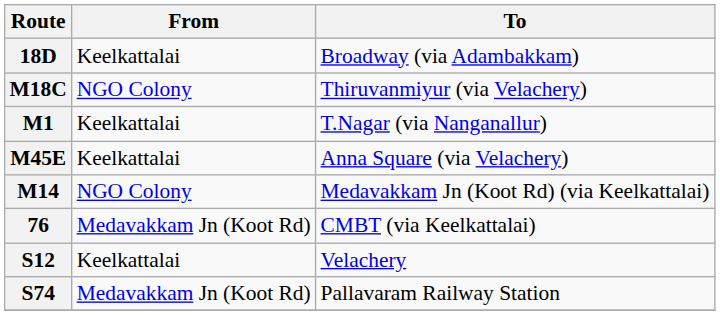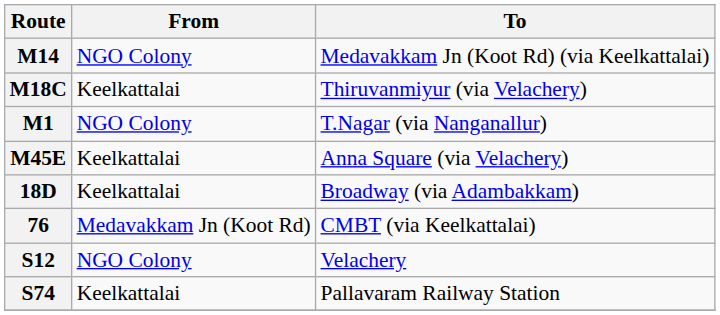rows swapped: (38, 191) <-> (38, 55)
(134, 89) NGO Colony -> (128, 89) Keelkattalai
(128, 123) Keelkattalai -> (134, 123) NGO Colony
(128, 259) Keelkattalai -> (134, 259) NGO Colony
(194, 293) Medavakkam Jn (Koot Rd) -> (128, 293) Keelkattalai
